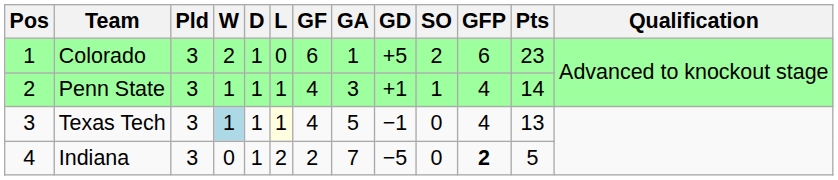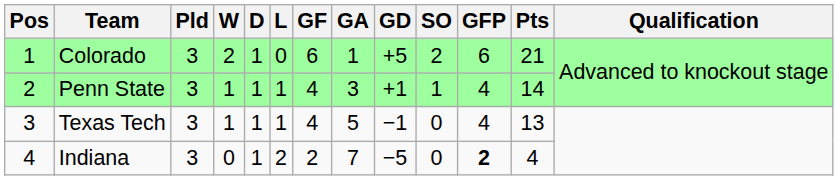(533, 55) 23 -> (533, 55) 21
(229, 123) lightblue background -> (229, 123) no background
(281, 123) lightyellow background -> (281, 123) no background
(533, 157) 5 -> (533, 157) 4
